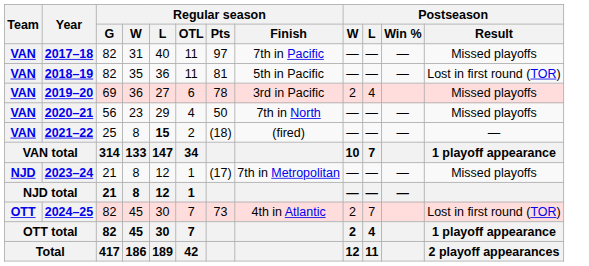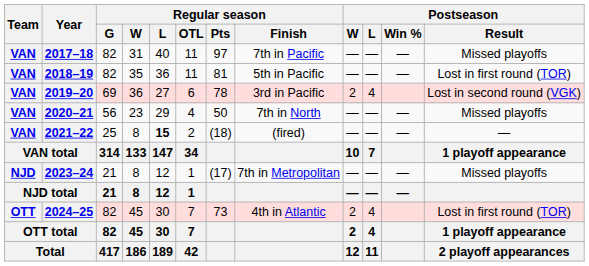(494, 93) Missed playoffs -> (504, 93) Lost in second round (VGK)
(372, 212) 7 -> (372, 212) 4
